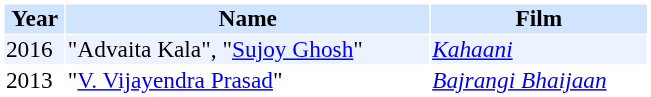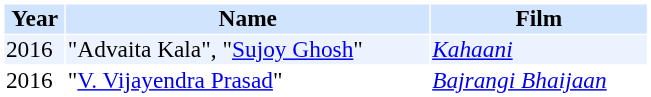(29, 80) 2013 -> (29, 80) 2016
